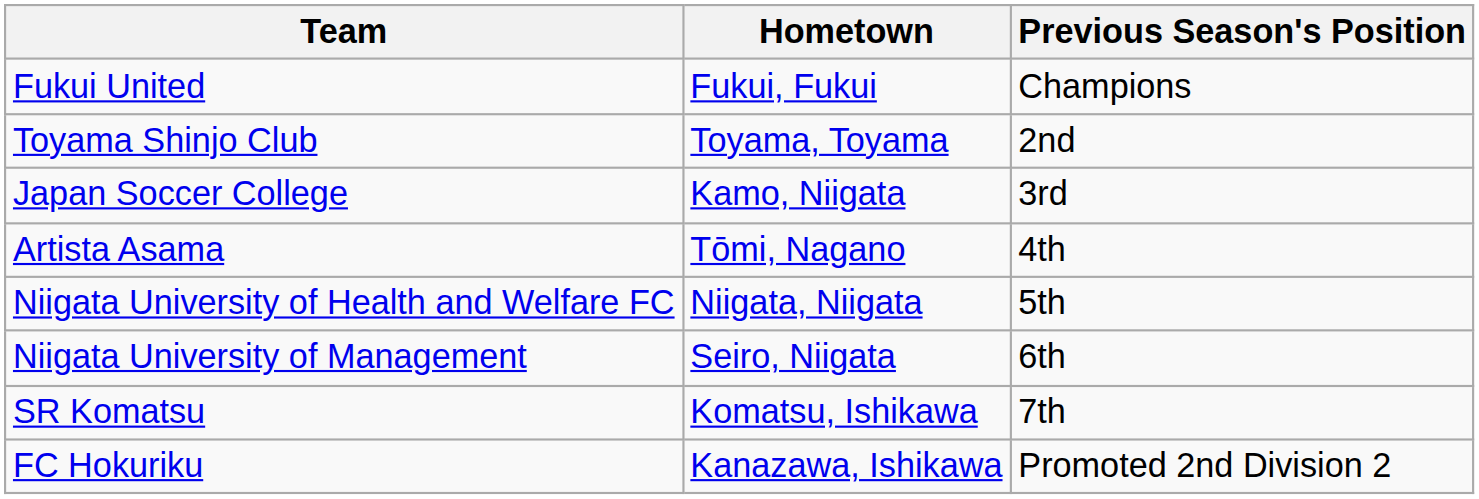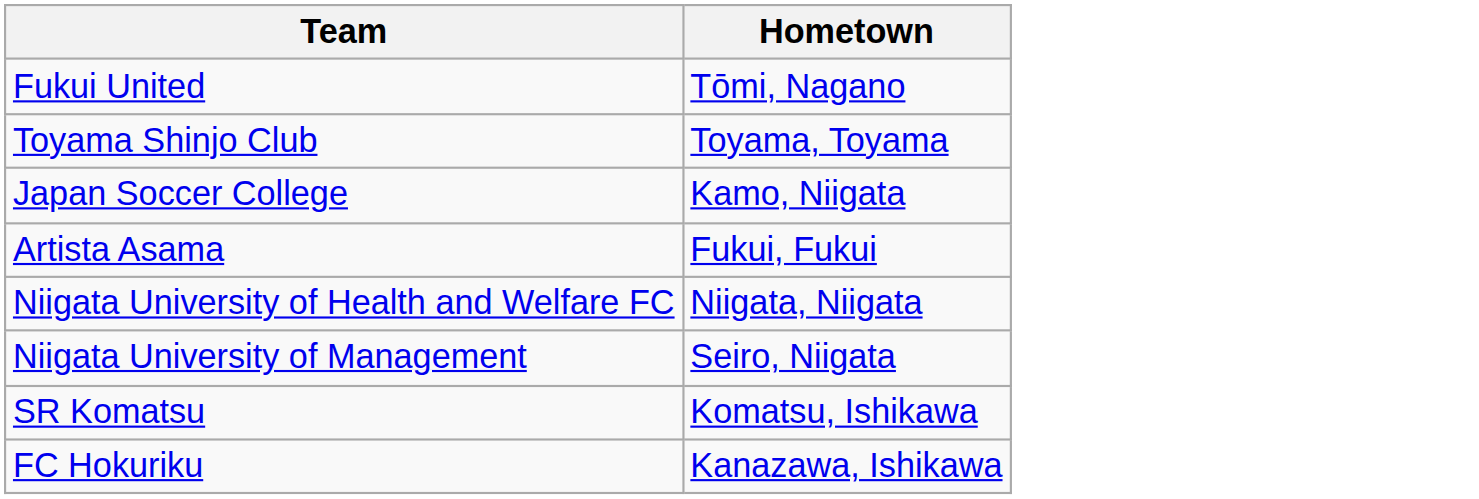- column: (1242, 31)
(784, 85) Fukui, Fukui -> (798, 85) Tōmi, Nagano
(798, 248) Tōmi, Nagano -> (784, 248) Fukui, Fukui
